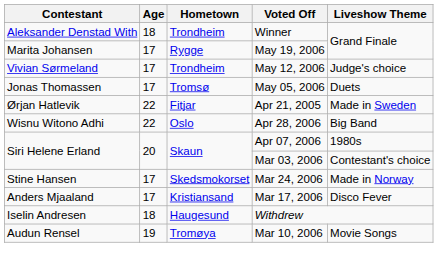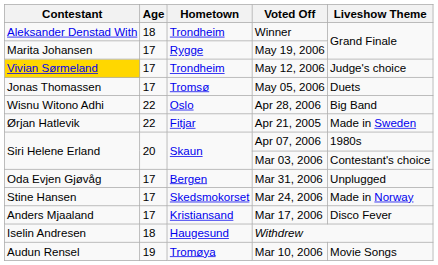(53, 69) no background -> (53, 69) gold background
rows swapped: (288, 123) <-> (288, 105)
+ row: (289, 178)
